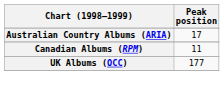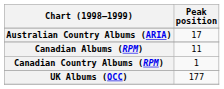+ row: (89, 63)
